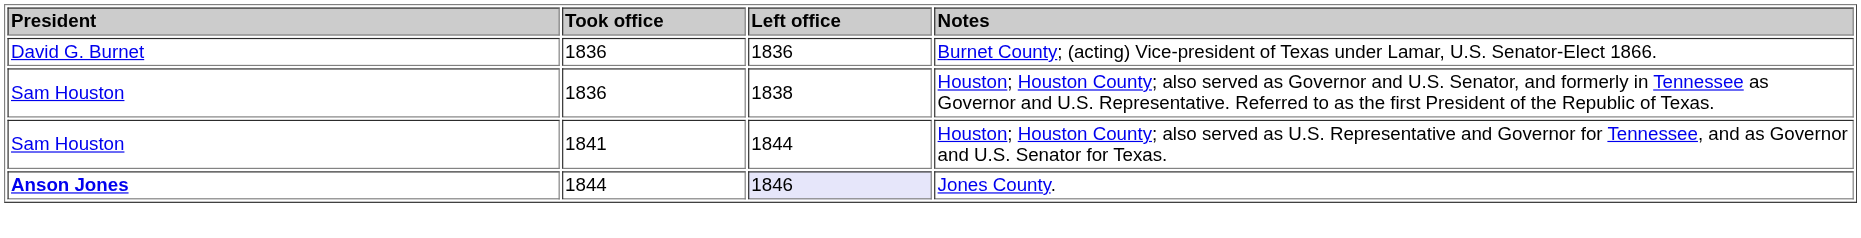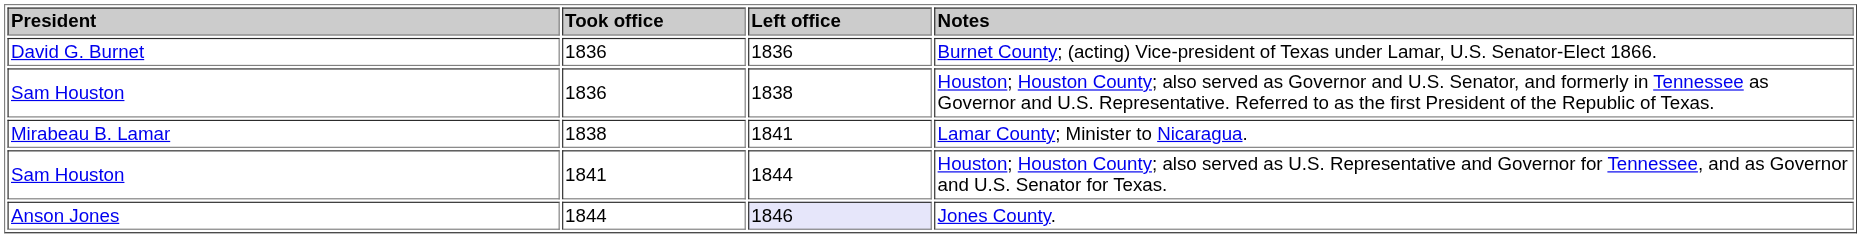+ row: (1093, 133)
(70, 185) bold -> (65, 215) normal
